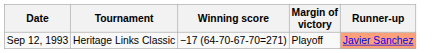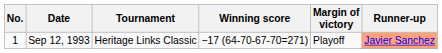+ column: (15, 18)
